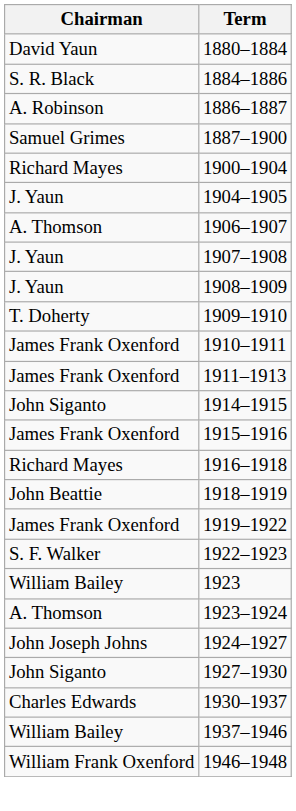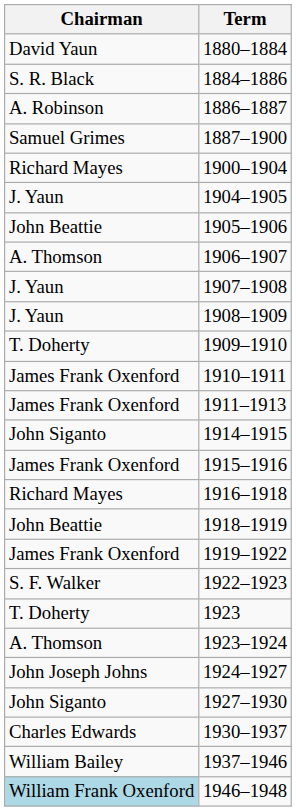+ row: (245, 227)
(66, 583) William Bailey -> (49, 613) T. Doherty
(102, 761) no background -> (102, 791) lightblue background
